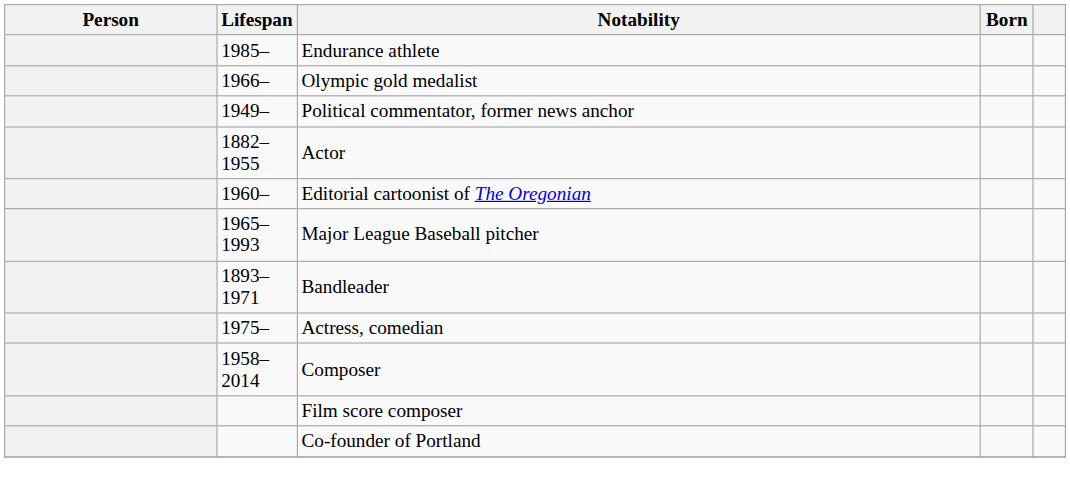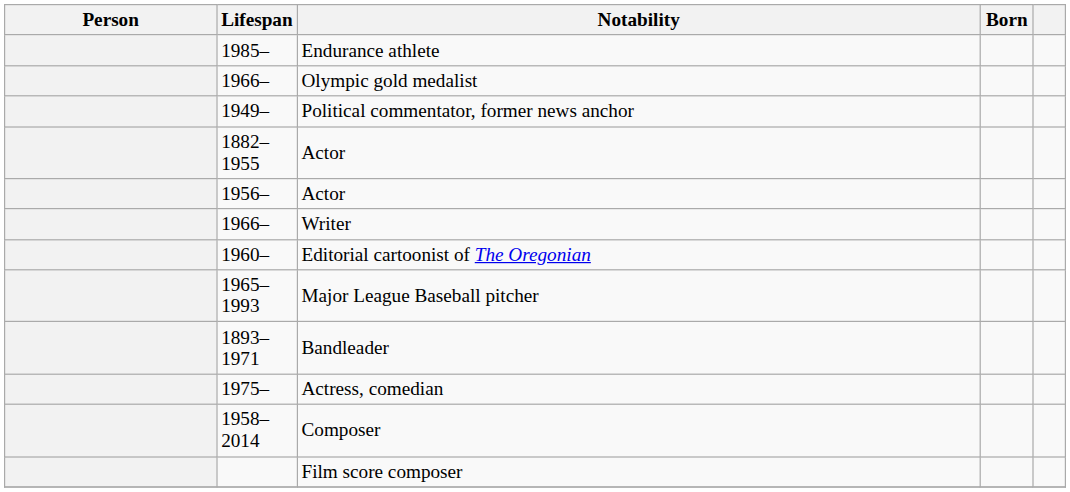+ row: (245, 193)
+ row: (245, 224)
- row: (257, 441)
